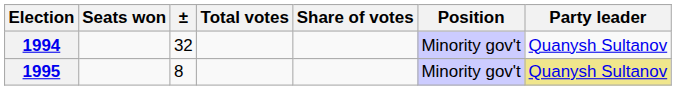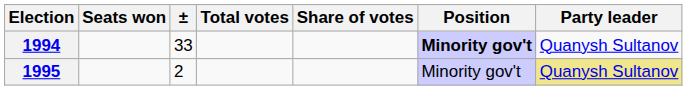(183, 44) 32 -> (183, 44) 33
(471, 44) normal -> (477, 44) bold
(179, 71) 8 -> (179, 71) 2
